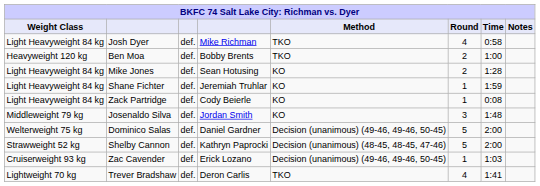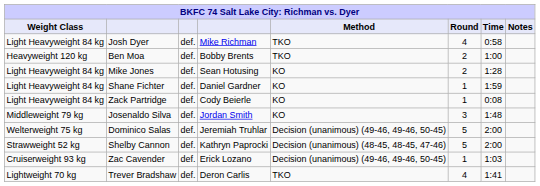(233, 85) Jeremiah Truhlar -> (230, 85) Daniel Gardner
(230, 130) Daniel Gardner -> (233, 130) Jeremiah Truhlar
